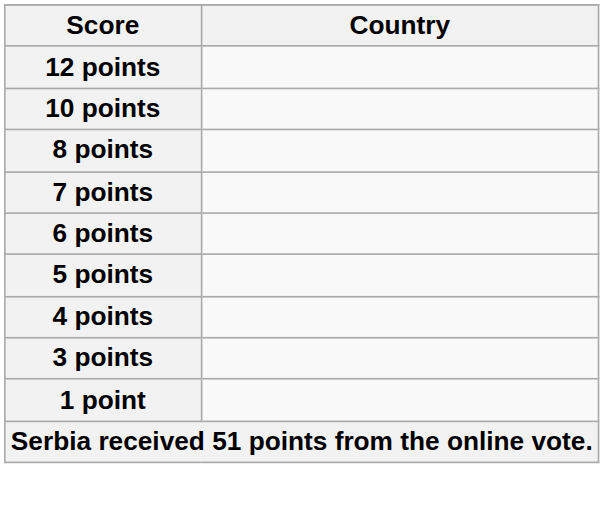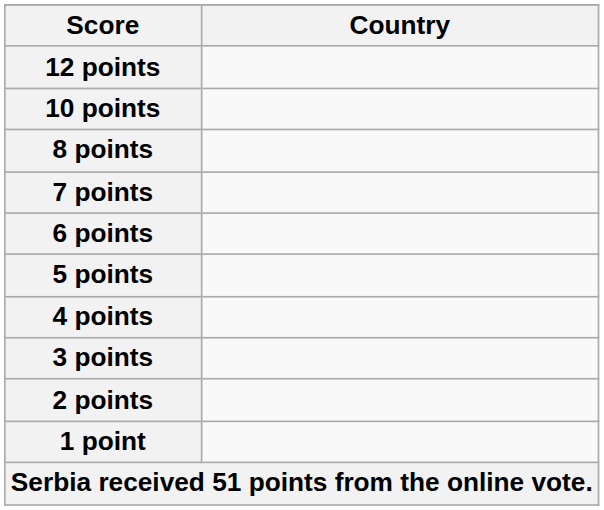+ row: (103, 399)
